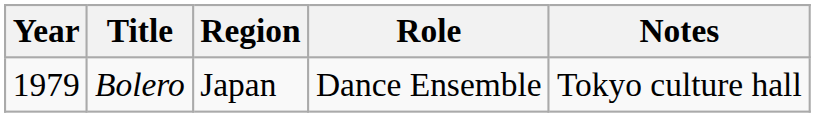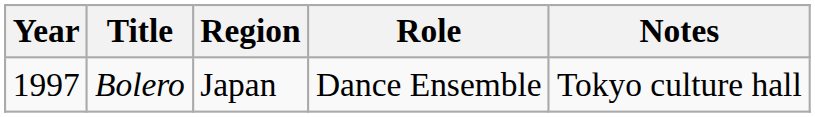(46, 84) 1979 -> (46, 84) 1997
